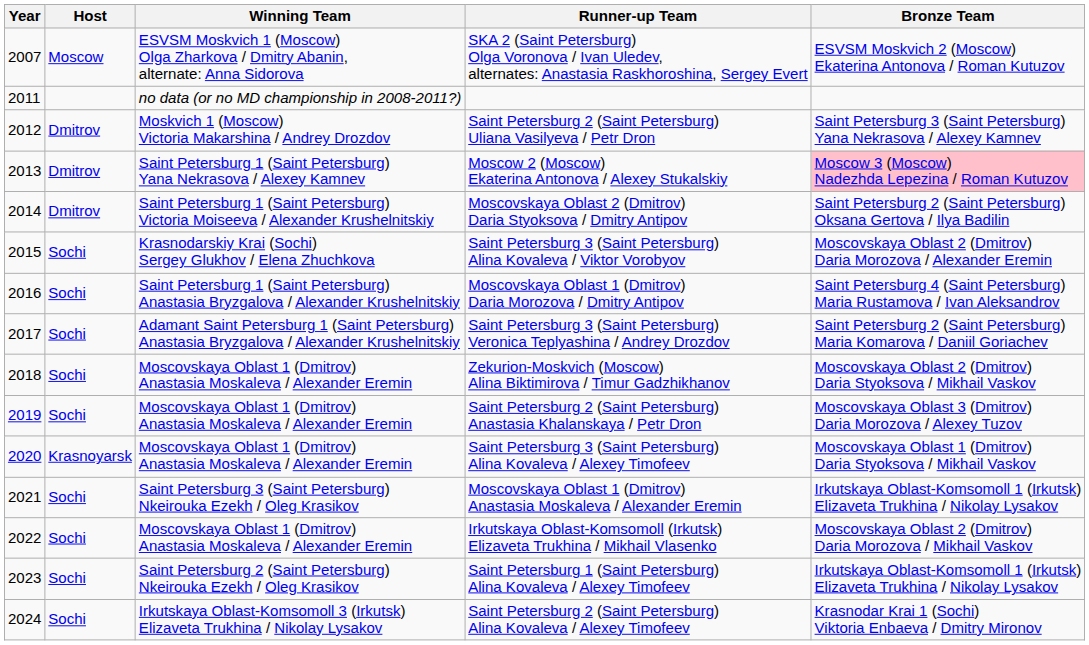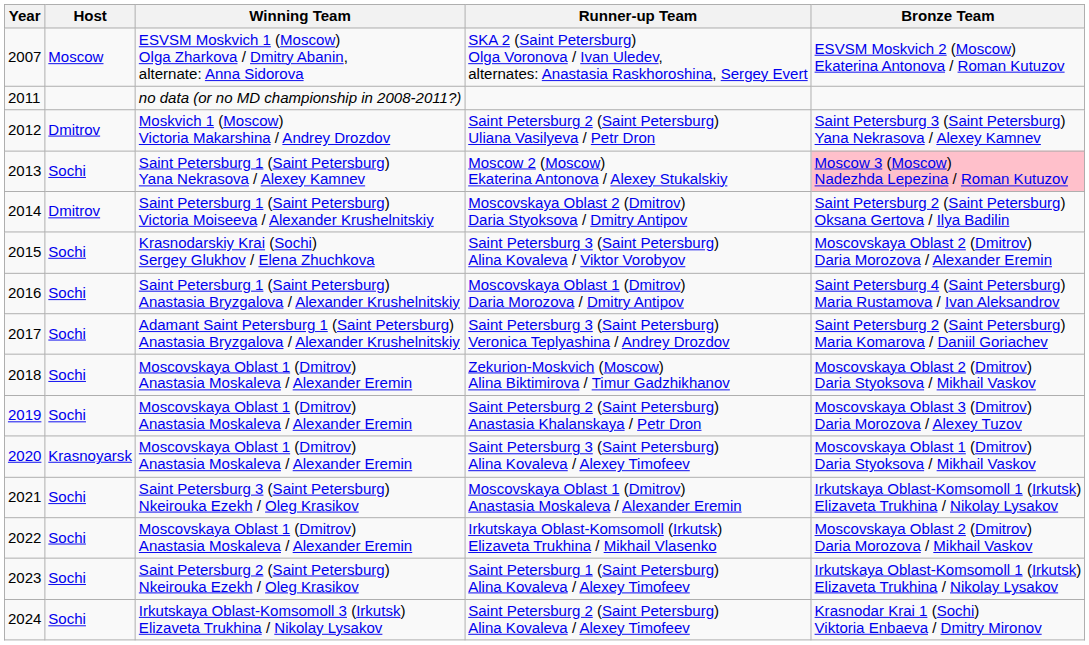(74, 171) Dmitrov -> (67, 171) Sochi
